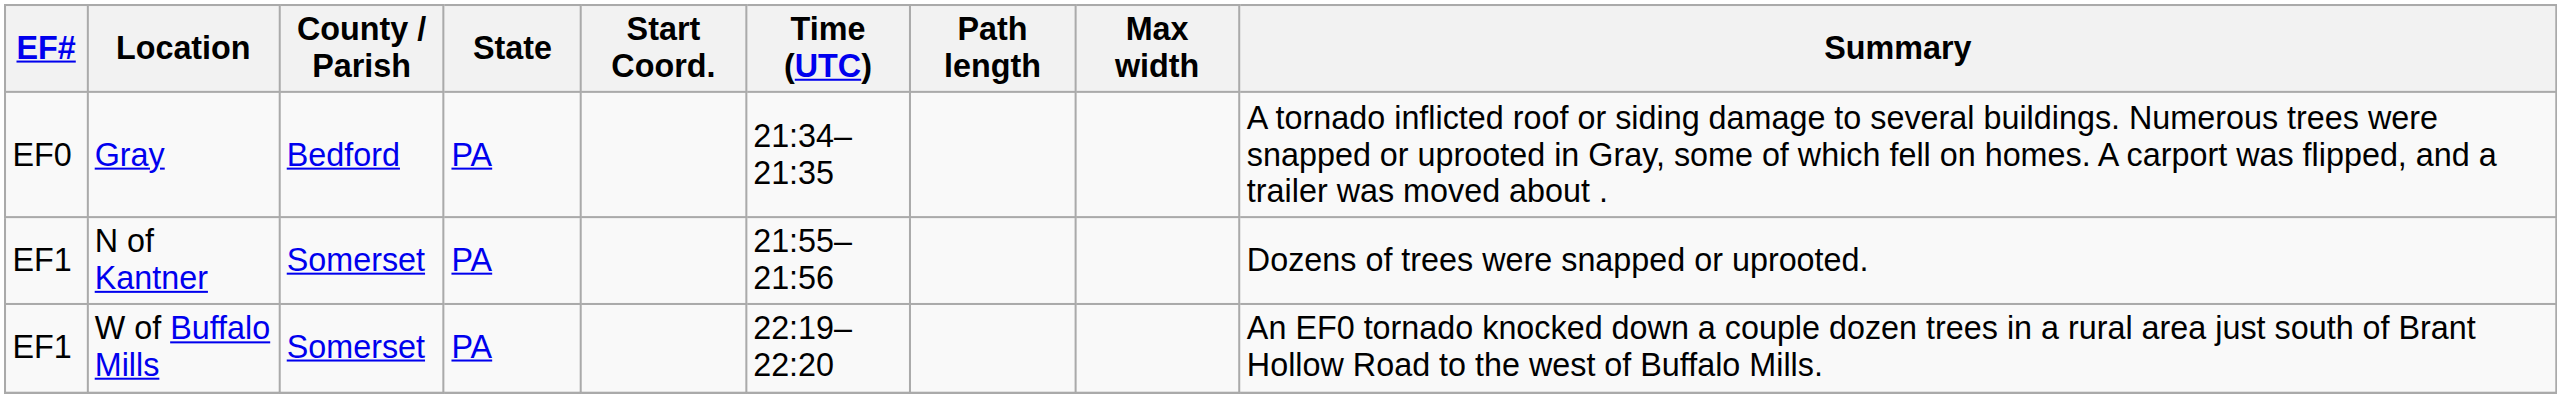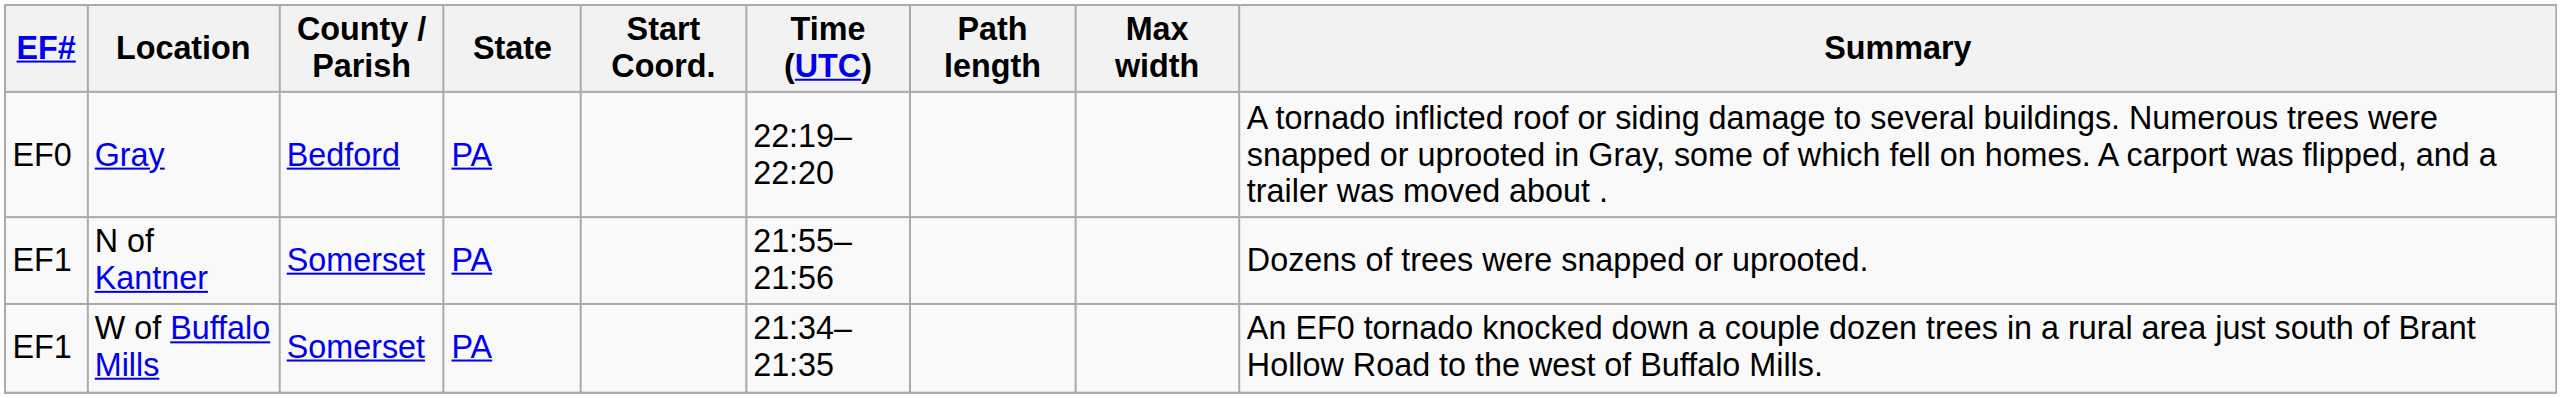(803, 154) 21:34–21:35 -> (803, 154) 22:19–22:20
(803, 347) 22:19–22:20 -> (803, 347) 21:34–21:35
